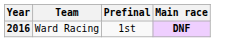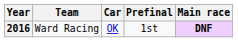+ column: (113, 12)
